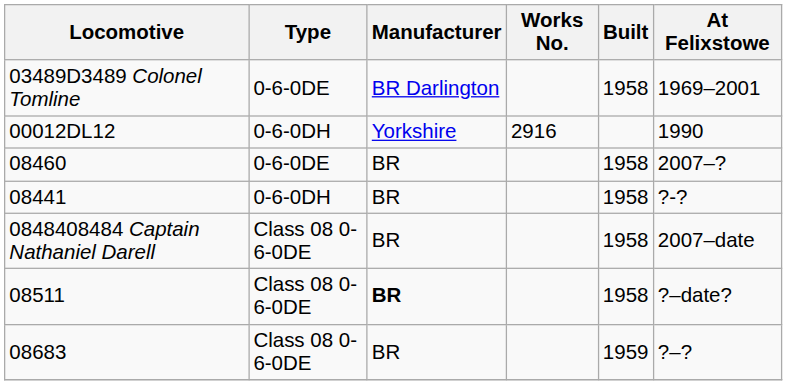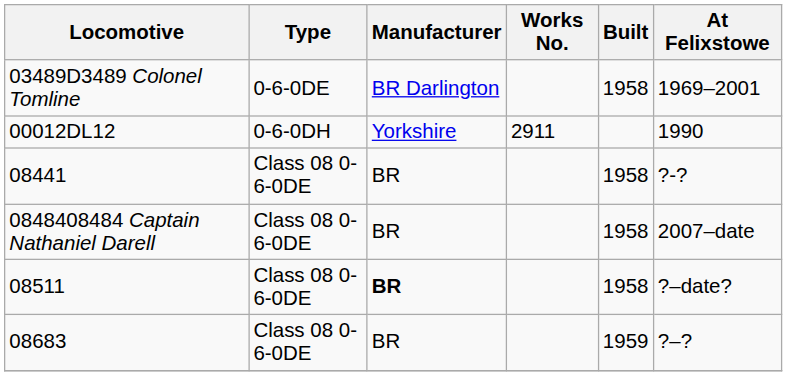(534, 131) 2916 -> (533, 131) 2911
- row: (38, 164)
(292, 196) 0-6-0DH -> (305, 175) Class 08 0-6-0DE
